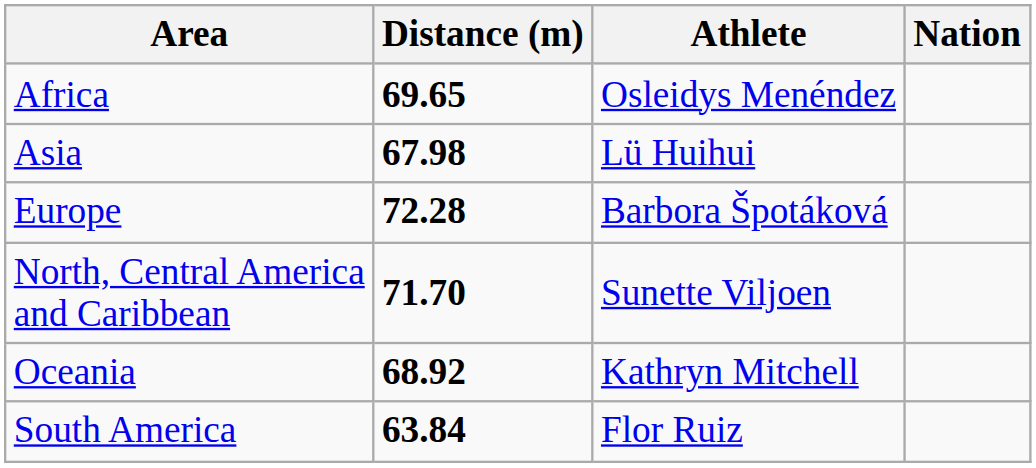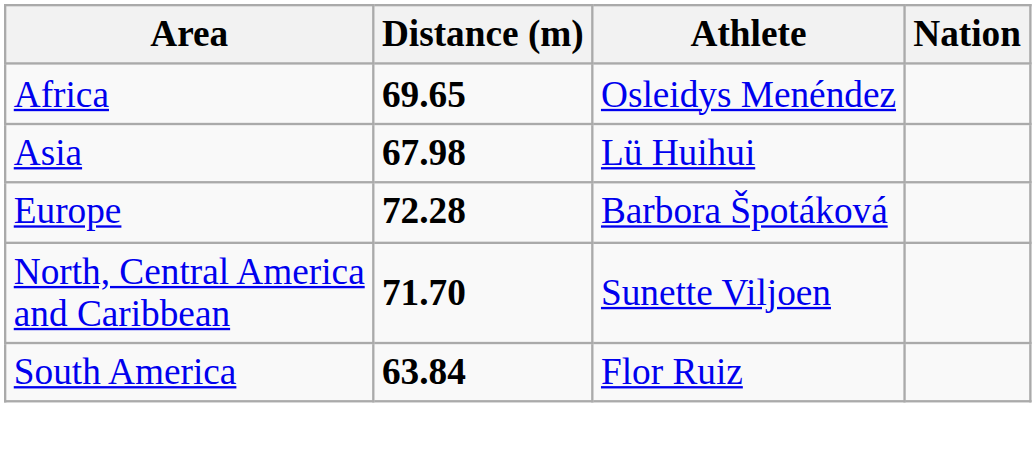- row: (75, 371)
